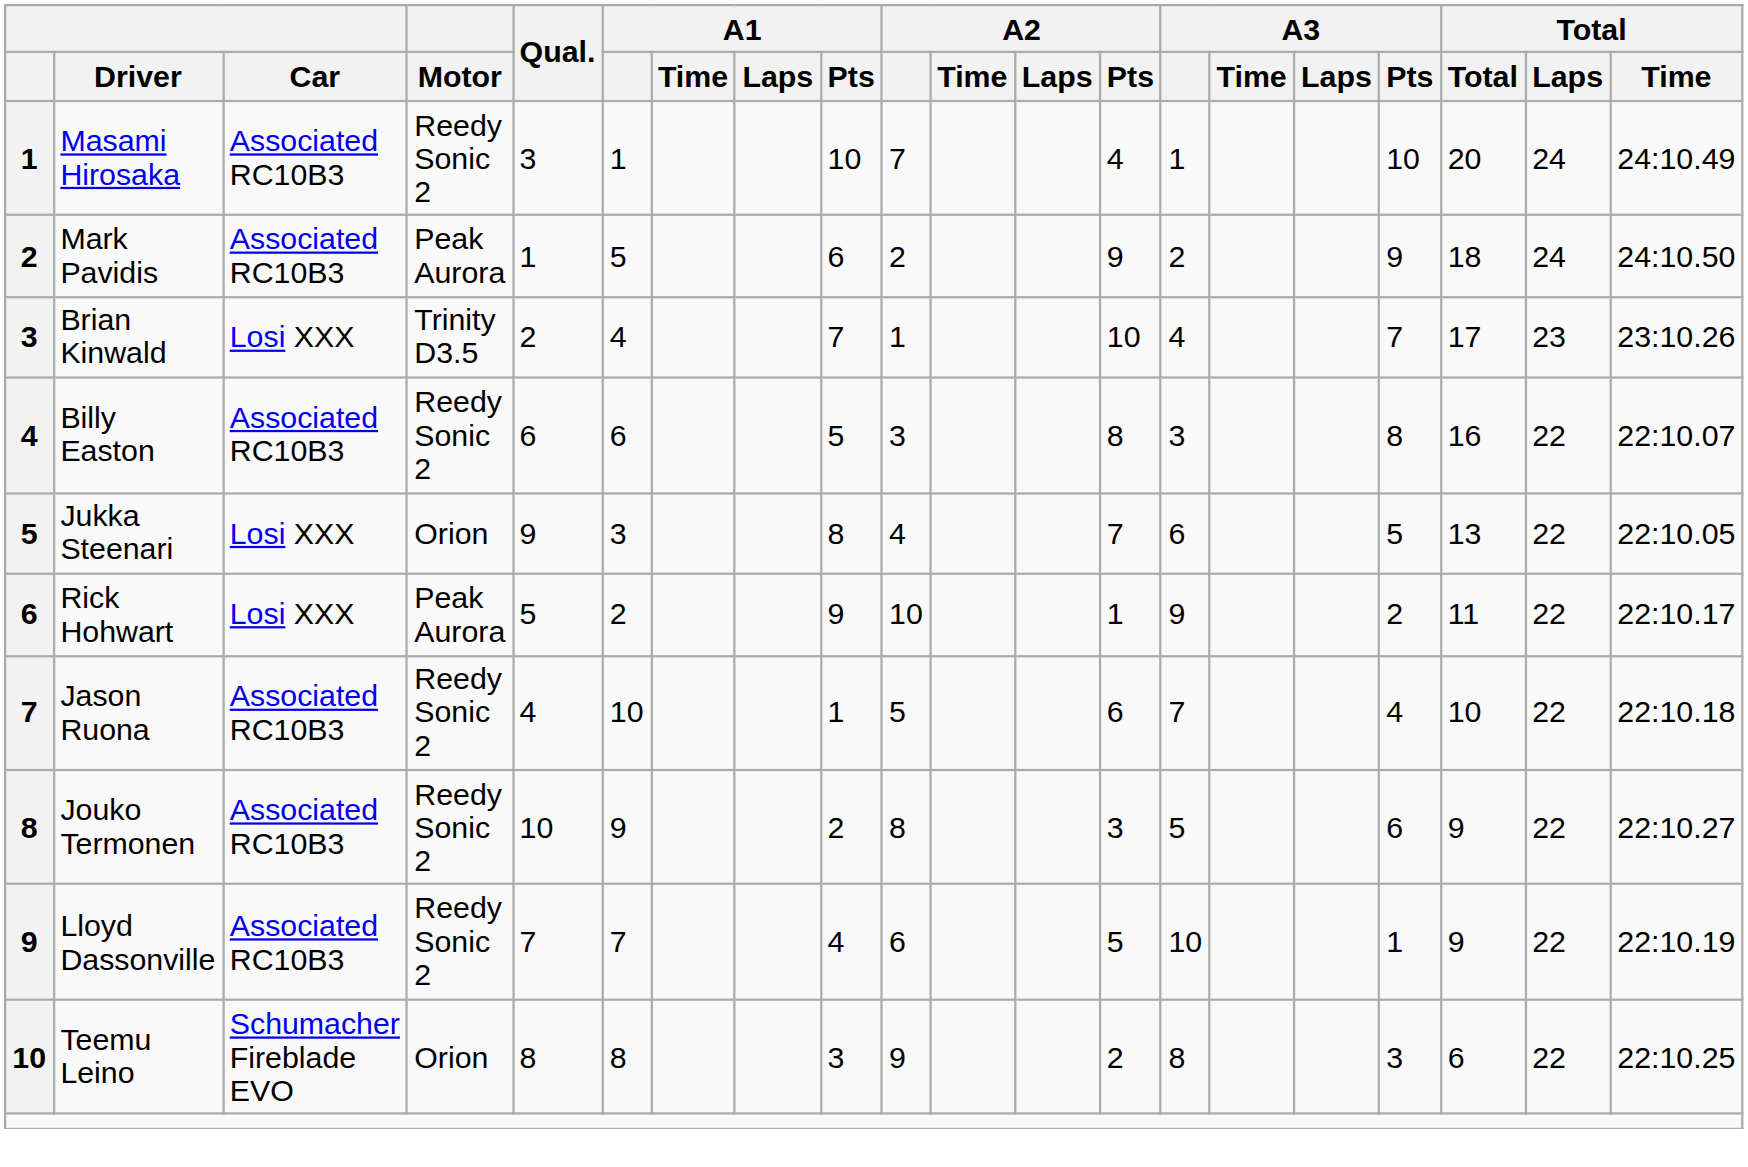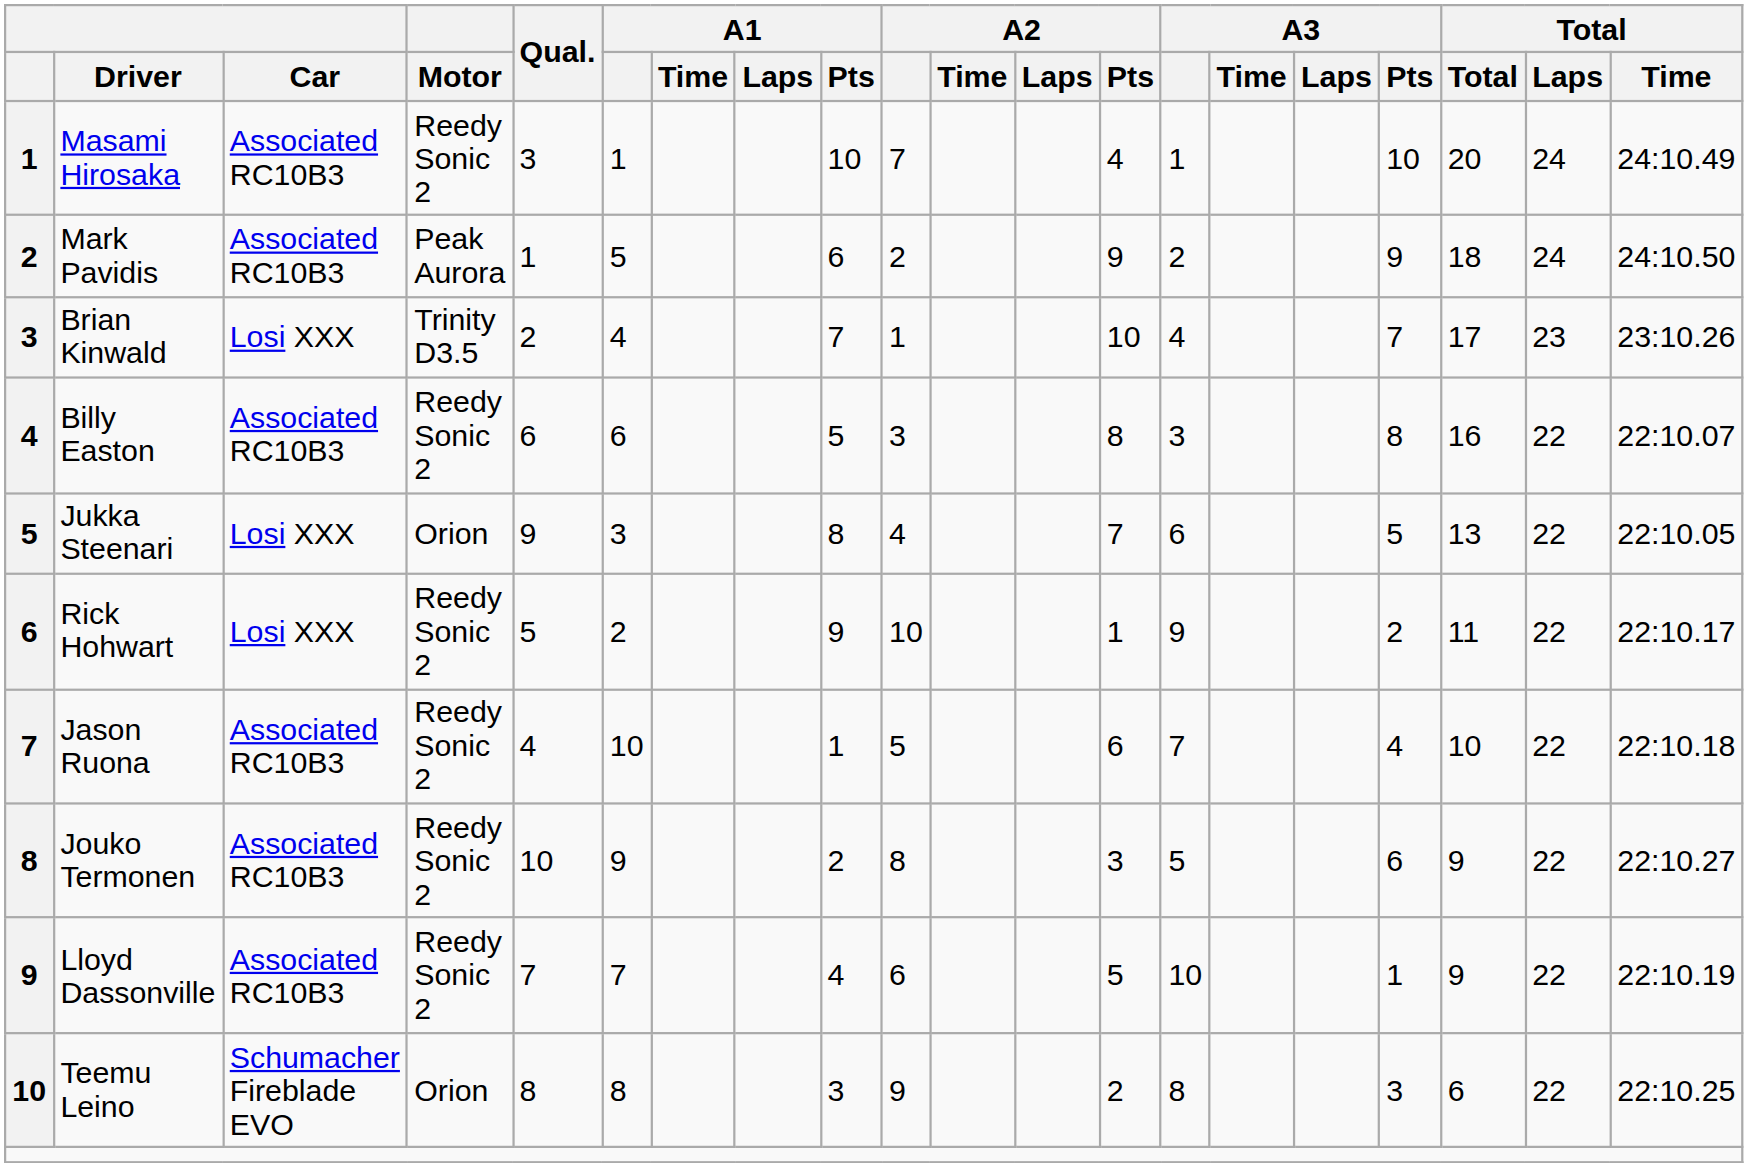(460, 614) Peak Aurora -> (458, 631) Reedy Sonic 2
